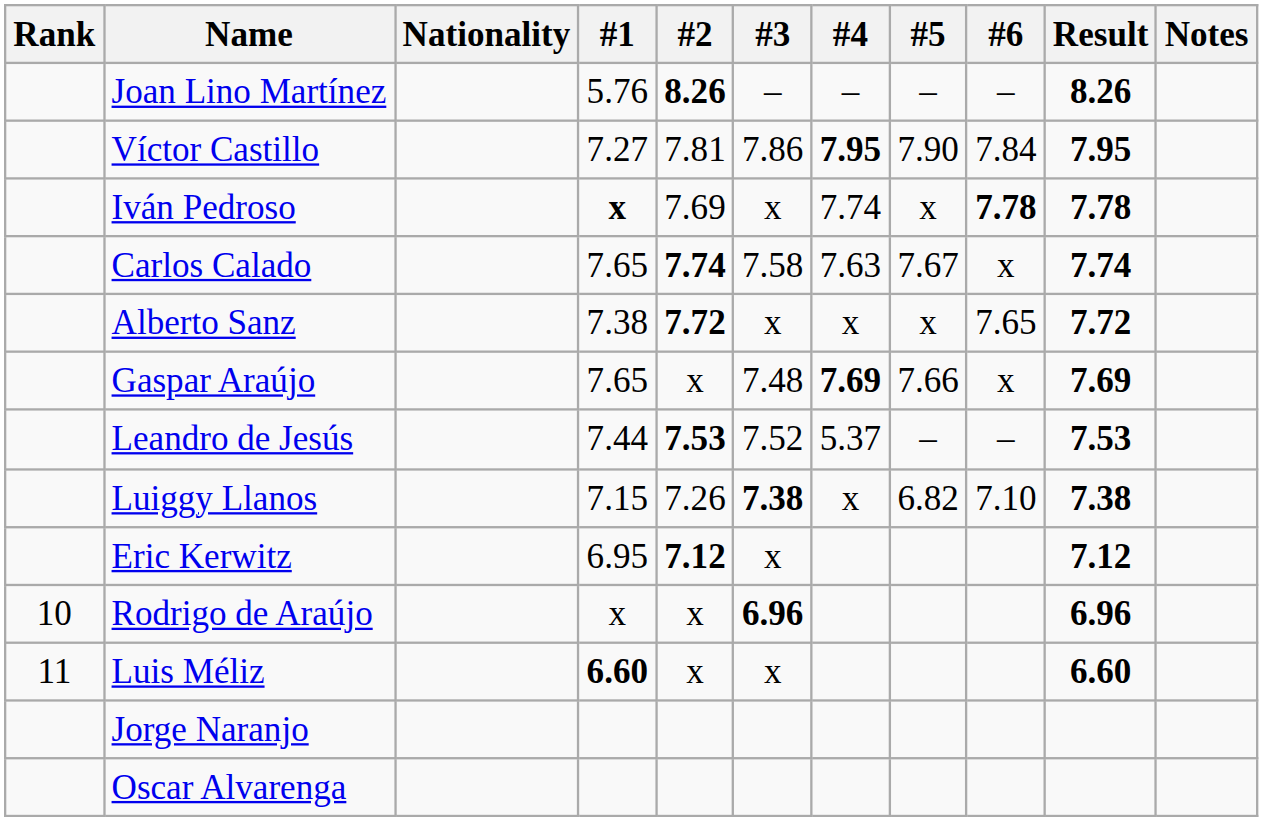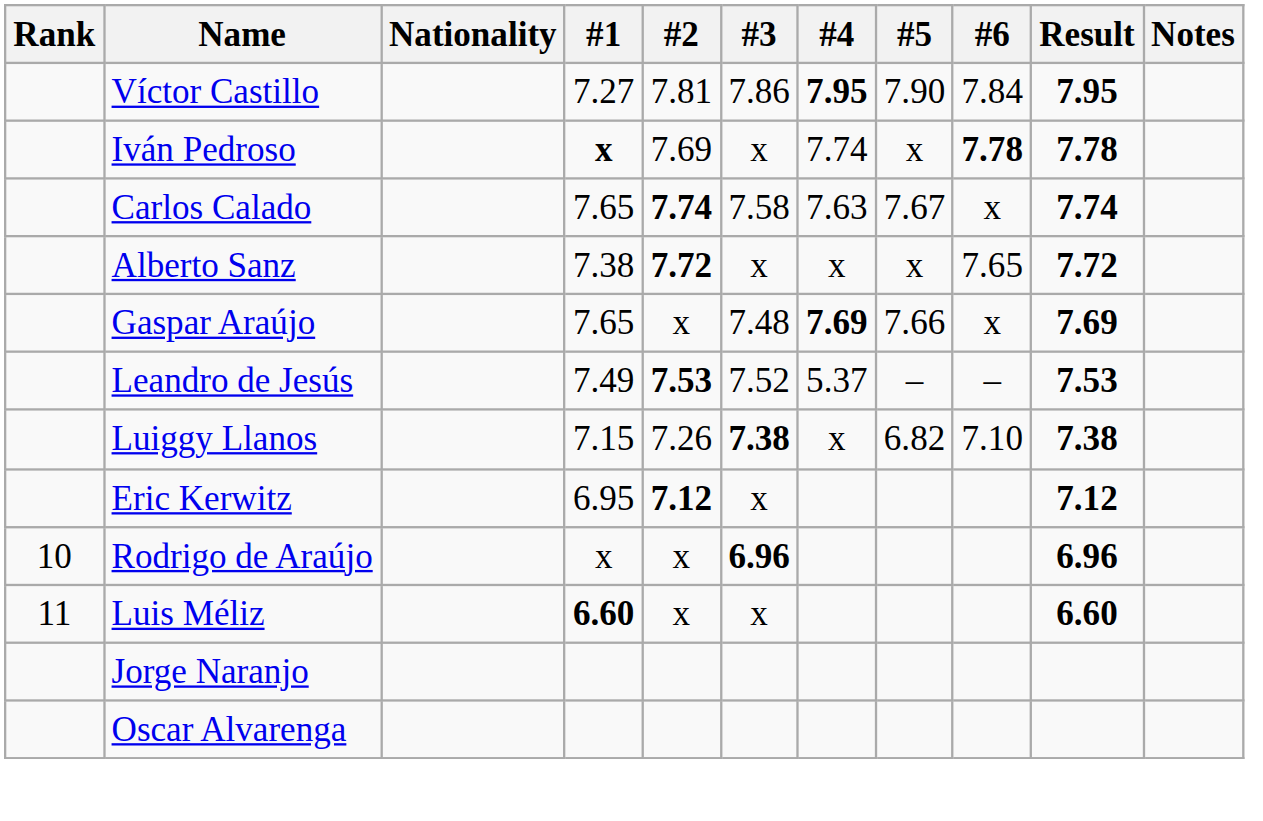- row: (249, 91)
(617, 438) 7.44 -> (604, 381) 7.49
